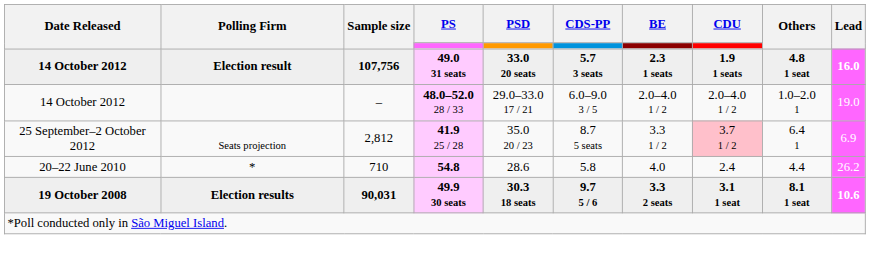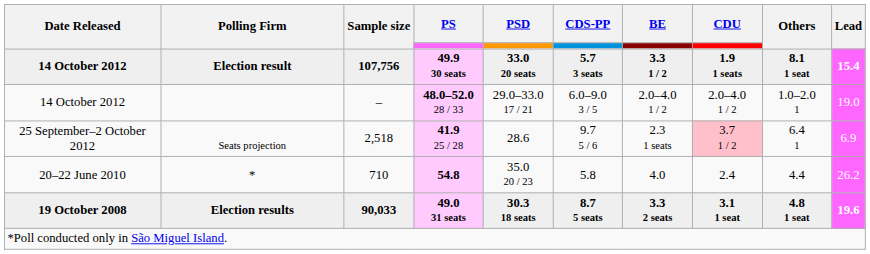(448, 66) 49.0 31 seats -> (448, 66) 49.9 30 seats
(658, 66) 2.3 1 seats -> (658, 66) 3.3 1 / 2
(797, 66) 4.8 1 seat -> (797, 66) 8.1 1 seat
(848, 66) 16.0 -> (848, 66) 15.4
(379, 138) 2,812 -> (379, 138) 2,518
(518, 138) 35.0 20 / 23 -> (518, 138) 28.6
(588, 138) 8.7 5 seats -> (588, 138) 9.7 5 / 6
(658, 138) 3.3 1 / 2 -> (658, 138) 2.3 1 seats
(518, 166) 28.6 -> (518, 174) 35.0 20 / 23
(379, 195) 90,031 -> (379, 210) 90,033
(448, 194) 49.9 30 seats -> (448, 210) 49.0 31 seats
(588, 194) 9.7 5 / 6 -> (588, 210) 8.7 5 seats
(797, 194) 8.1 1 seat -> (797, 210) 4.8 1 seat
(848, 195) 10.6 -> (848, 210) 19.6
